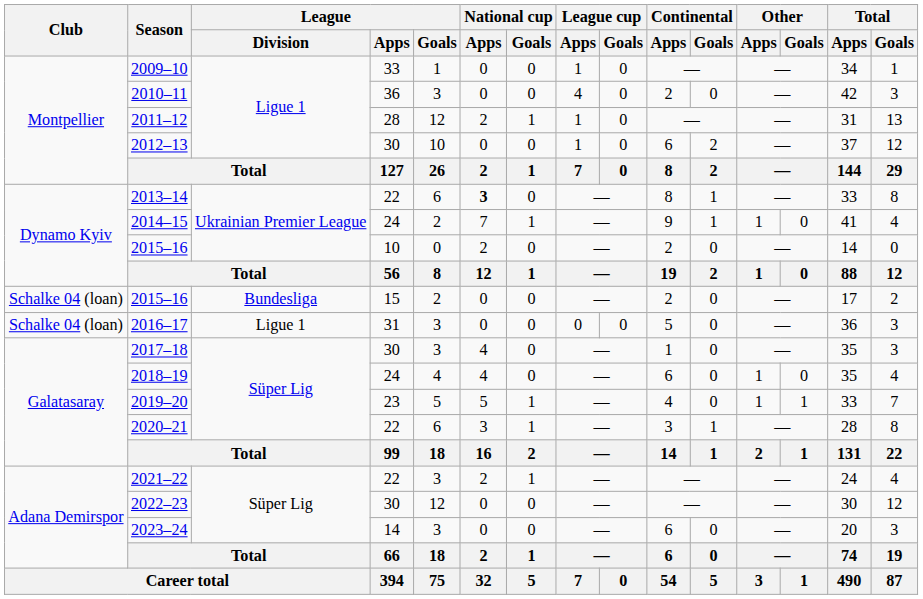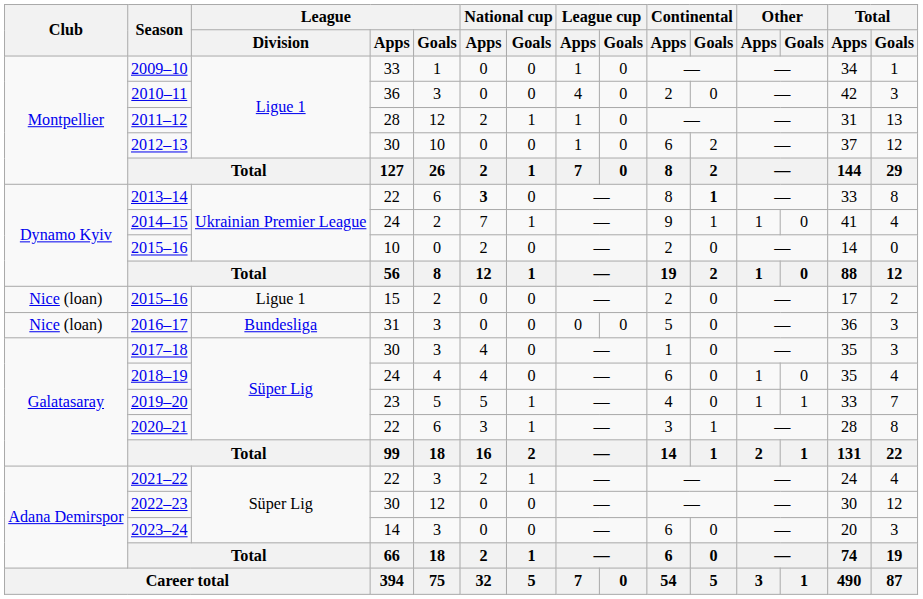(714, 196) normal -> (714, 196) bold
(66, 299) Schalke 04 (loan) -> (66, 299) Nice (loan)
(281, 299) Bundesliga -> (281, 299) Ligue 1
(66, 324) Schalke 04 (loan) -> (66, 324) Nice (loan)
(281, 324) Ligue 1 -> (281, 324) Bundesliga
